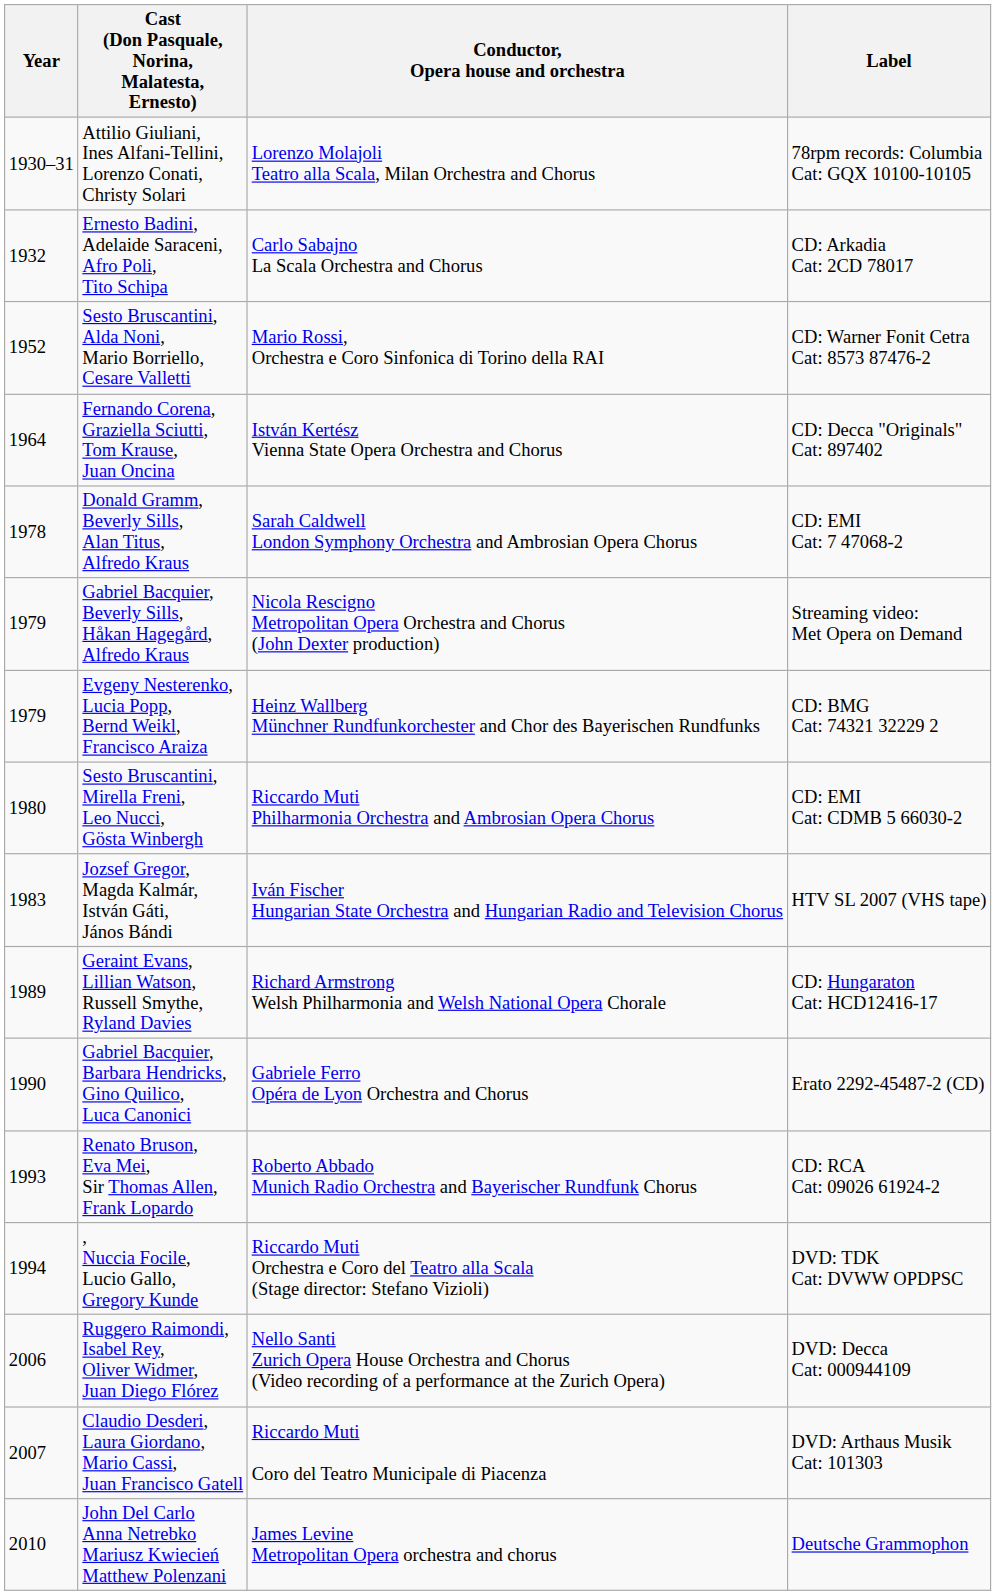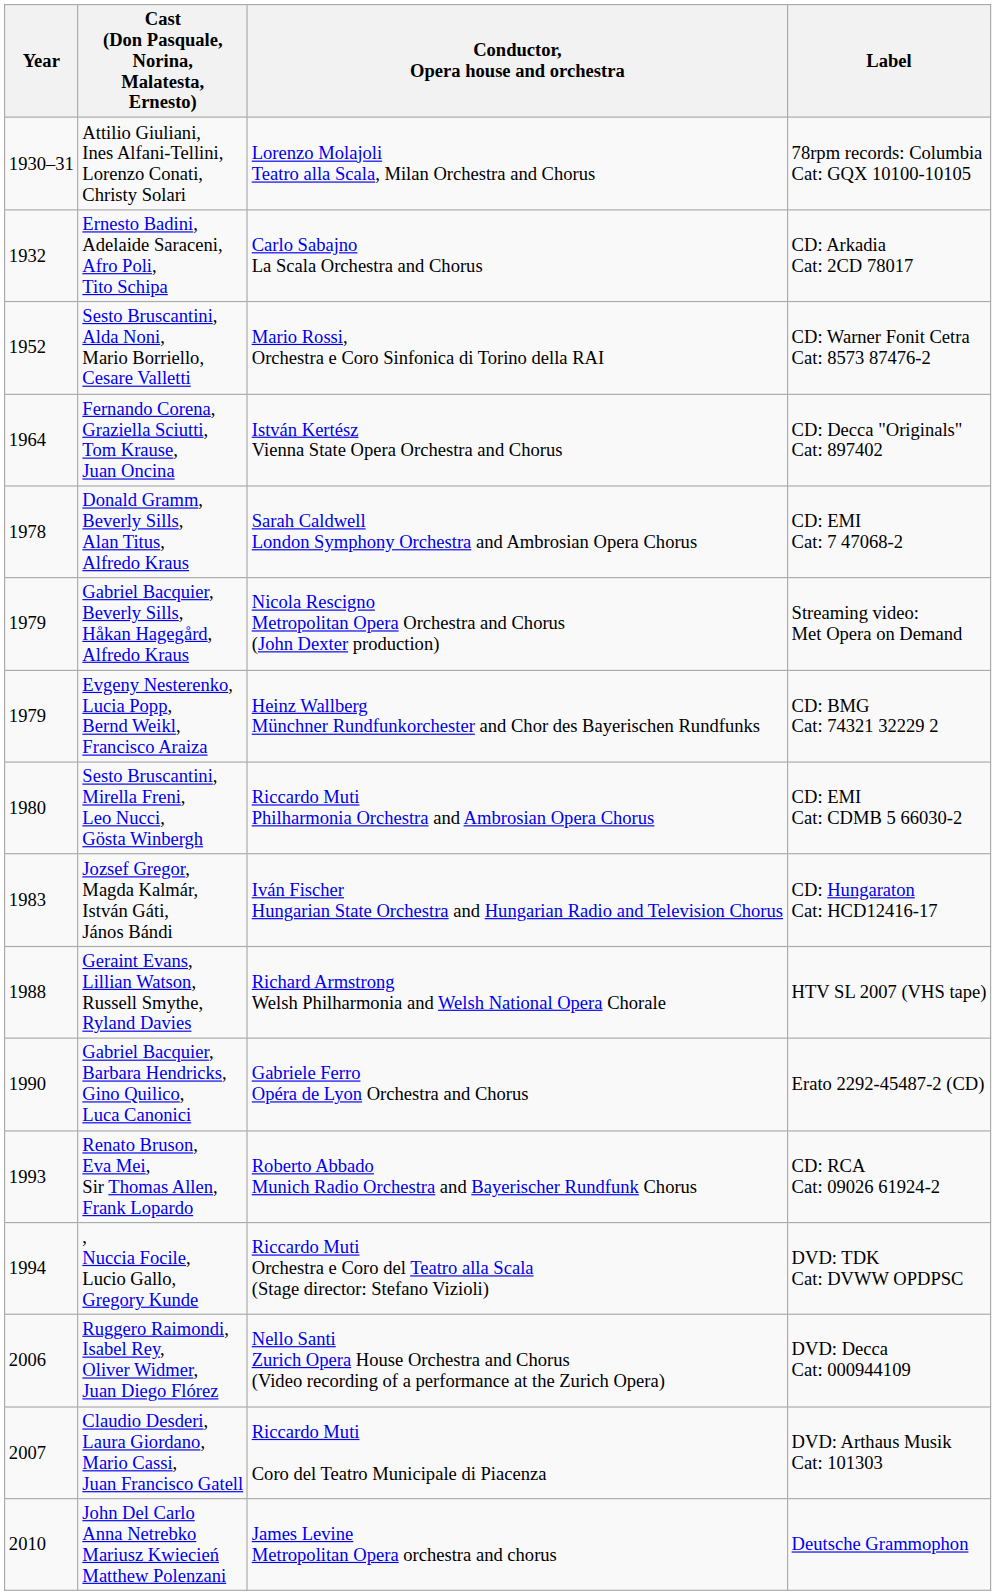(889, 900) HTV SL 2007 (VHS tape) -> (865, 900) CD: Hungaraton Cat: HCD12416-17
(27, 992) 1989 -> (27, 992) 1988
(865, 992) CD: Hungaraton Cat: HCD12416-17 -> (889, 992) HTV SL 2007 (VHS tape)
